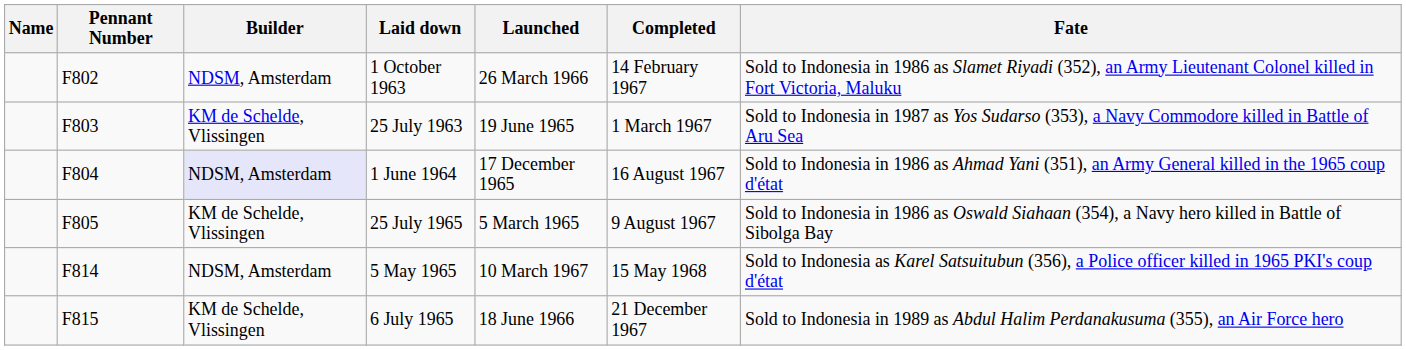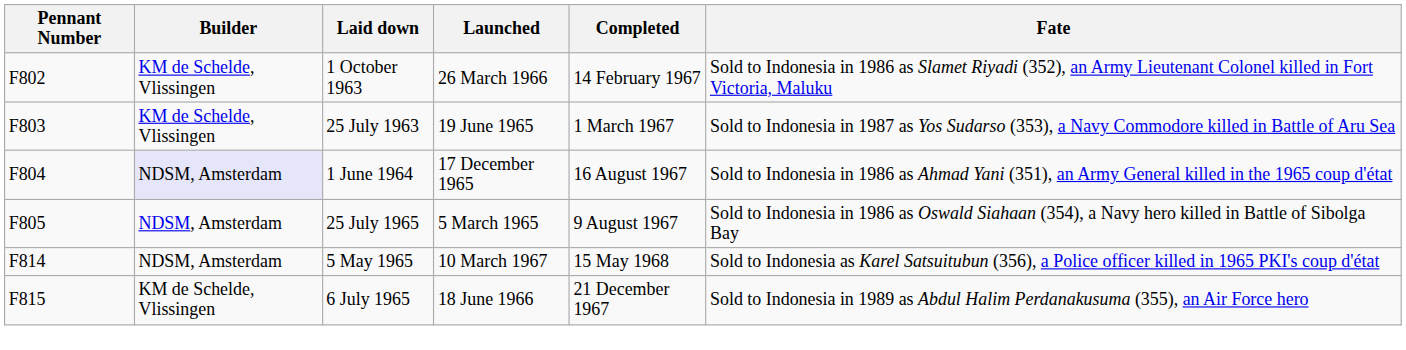- column: (31, 28)
(260, 77) NDSM, Amsterdam -> (196, 77) KM de Schelde, Vlissingen
(246, 223) KM de Schelde, Vlissingen -> (210, 223) NDSM, Amsterdam
